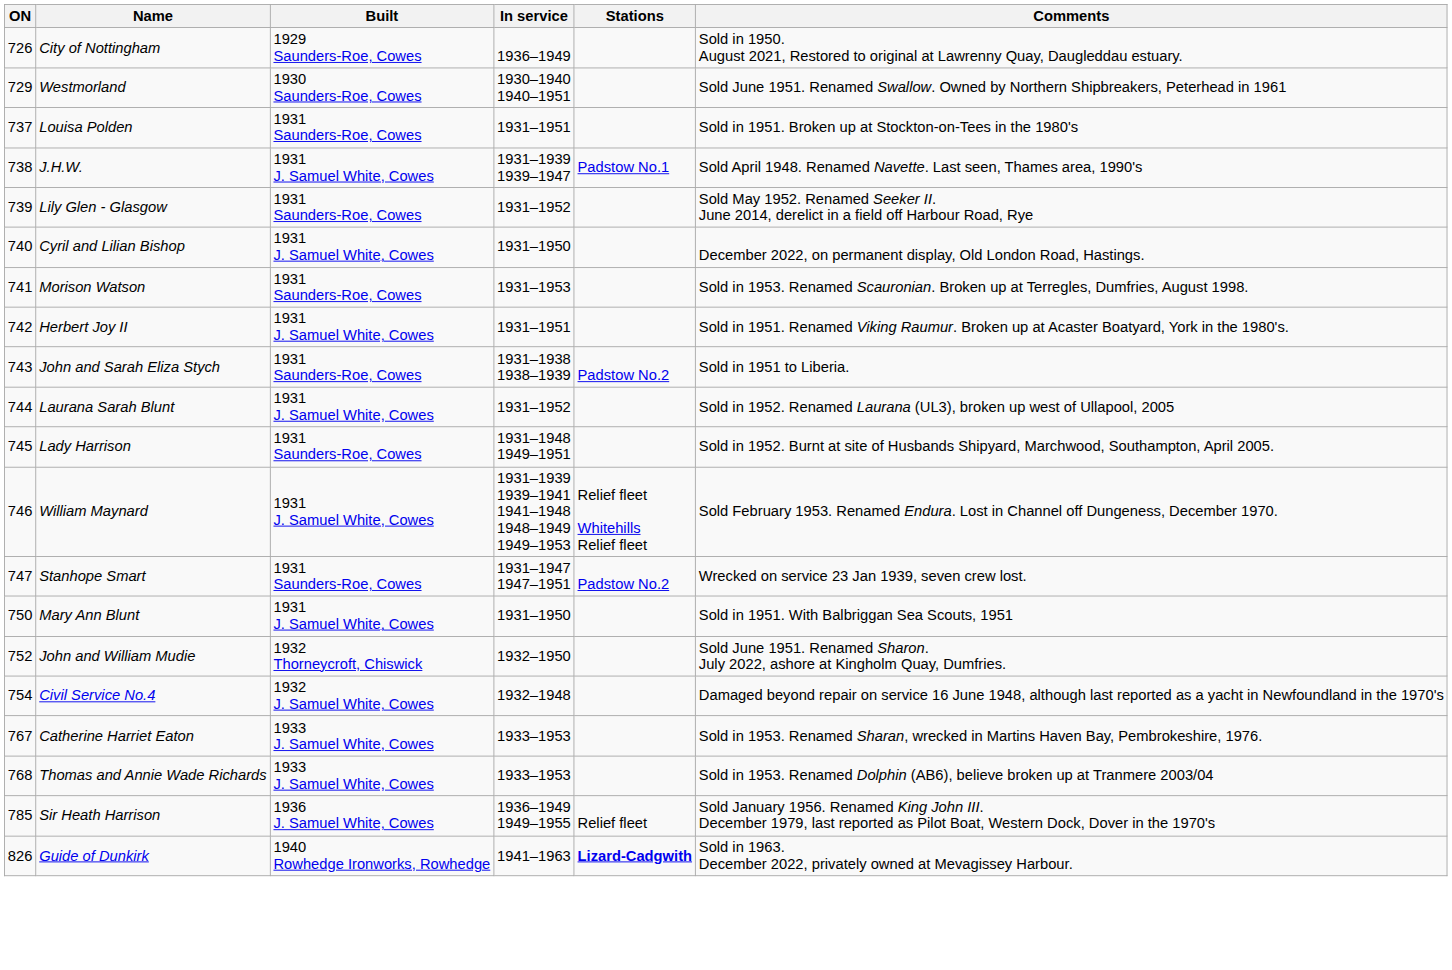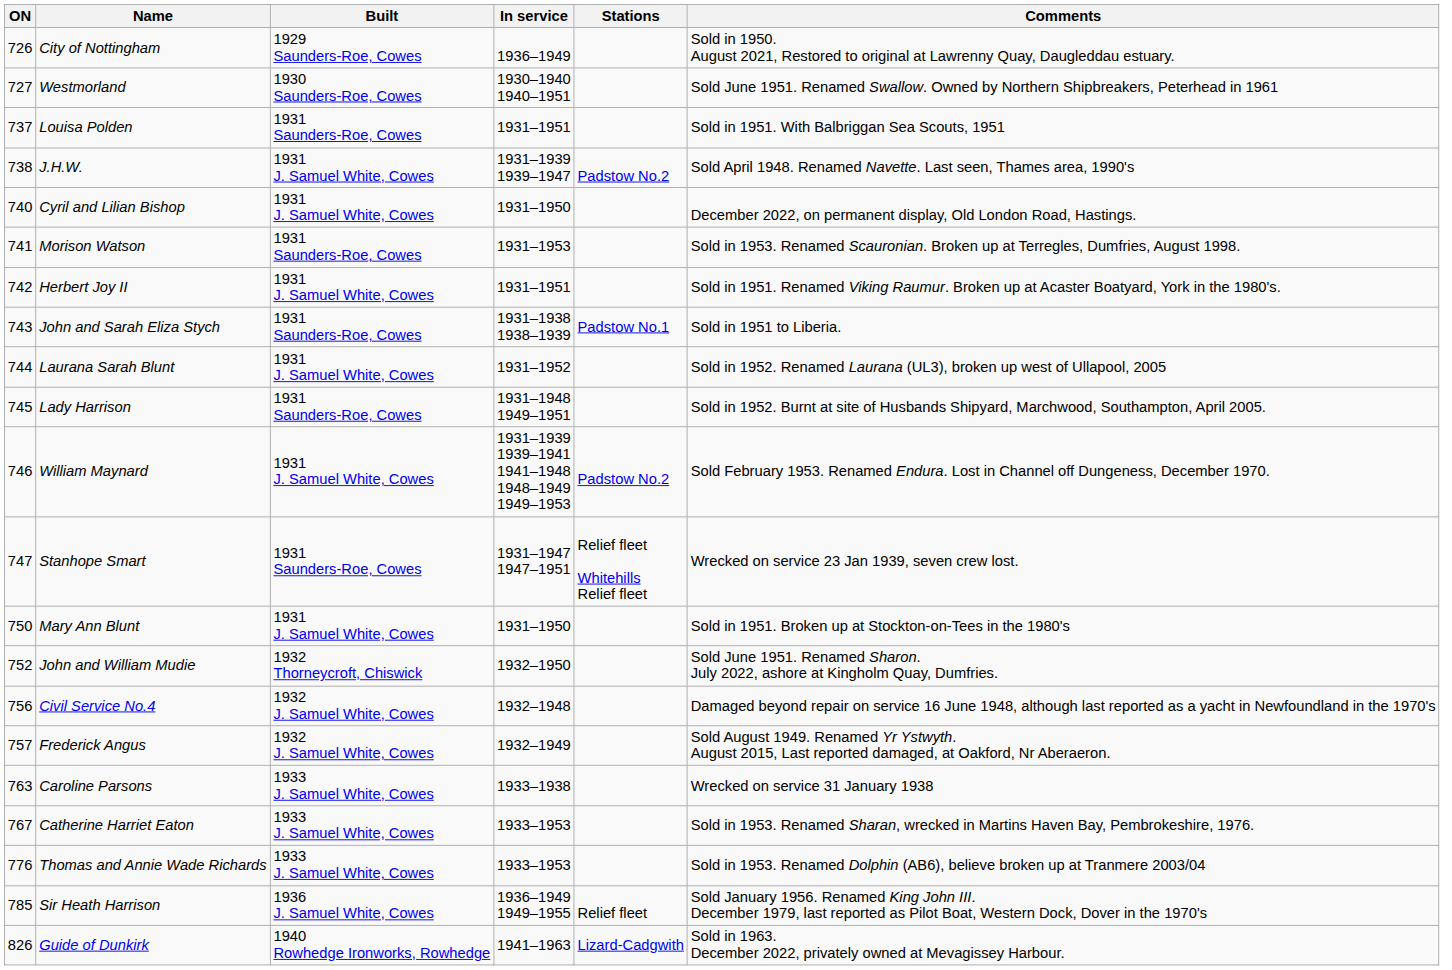(20, 87) 729 -> (20, 87) 727
(888, 127) Sold in 1951. Broken up at Stockton-on-Tees in the 1980's -> (848, 127) Sold in 1951. With Balbriggan Sea Scouts, 1951
(623, 167) Padstow No.1 -> (623, 175) Padstow No.2
- row: (103, 207)
(623, 375) Padstow No.2 -> (623, 327) Padstow No.1
(612, 519) Relief fleet Whitehills Relief fleet -> (623, 479) Padstow No.2
(623, 584) Padstow No.2 -> (612, 569) Relief fleet Whitehills Relief fleet
(856, 616) Sold in 1951. With Balbriggan Sea Scouts, 1951 -> (880, 626) Sold in 1951. Broken up at Stockton-on-Tees in the 1980's
(20, 696) 754 -> (20, 705) 756
+ row: (93, 745)
+ row: (96, 785)
(20, 775) 768 -> (20, 865) 776
(635, 855) bold -> (631, 945) normal
